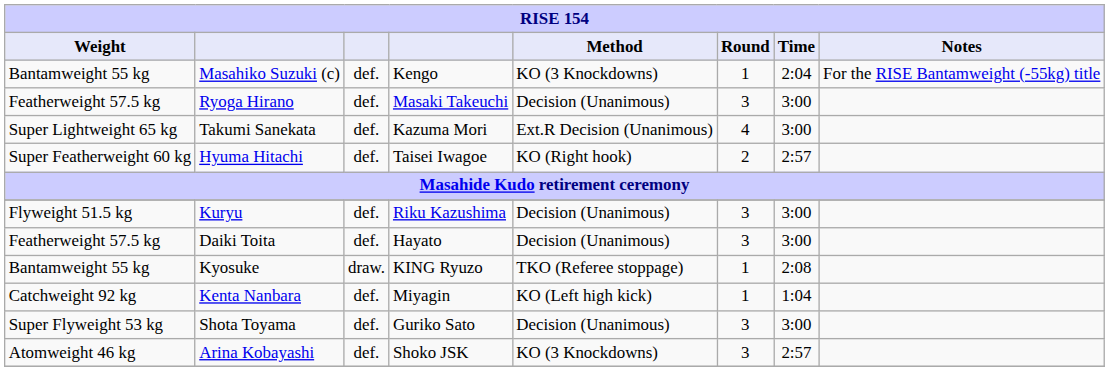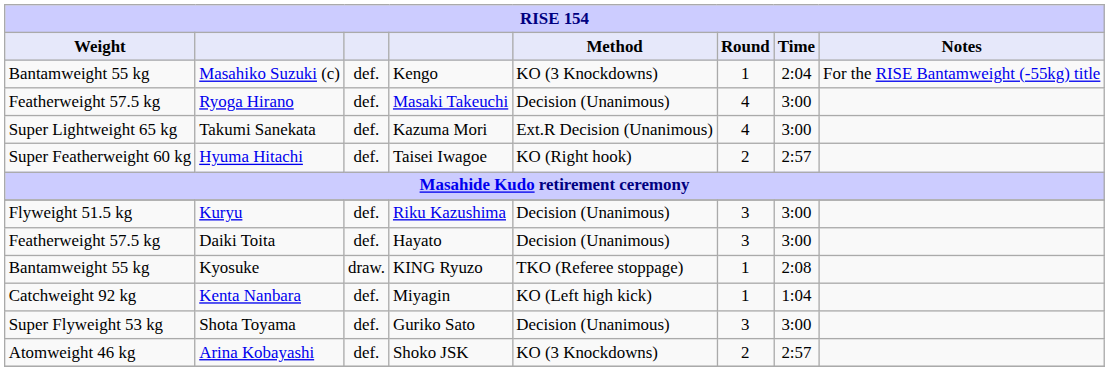(745, 101) 3 -> (745, 101) 4
(745, 352) 3 -> (745, 352) 2
